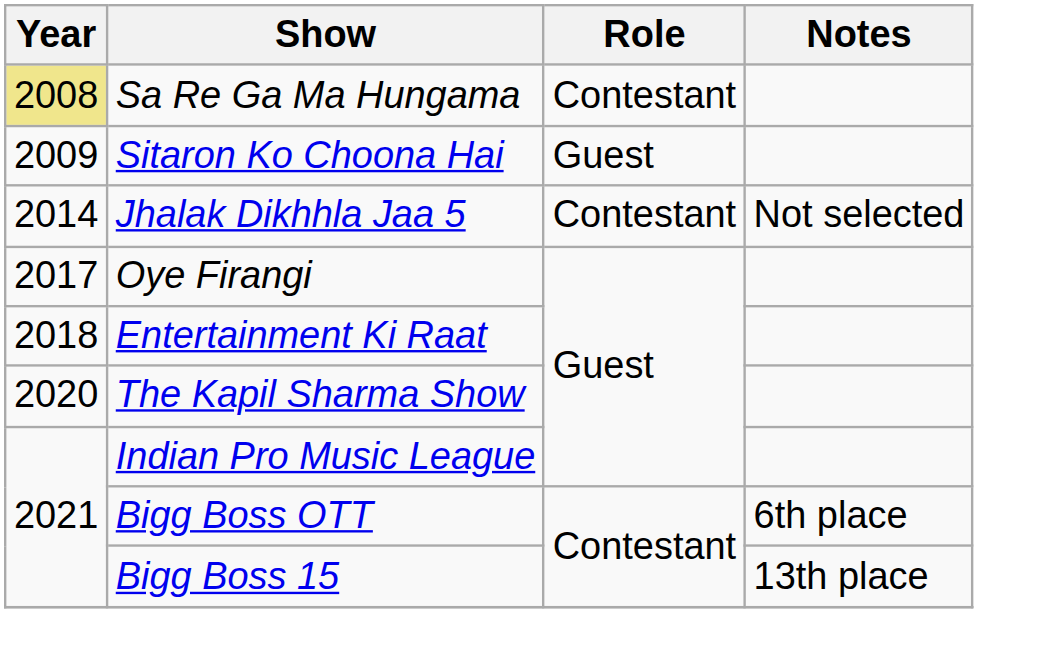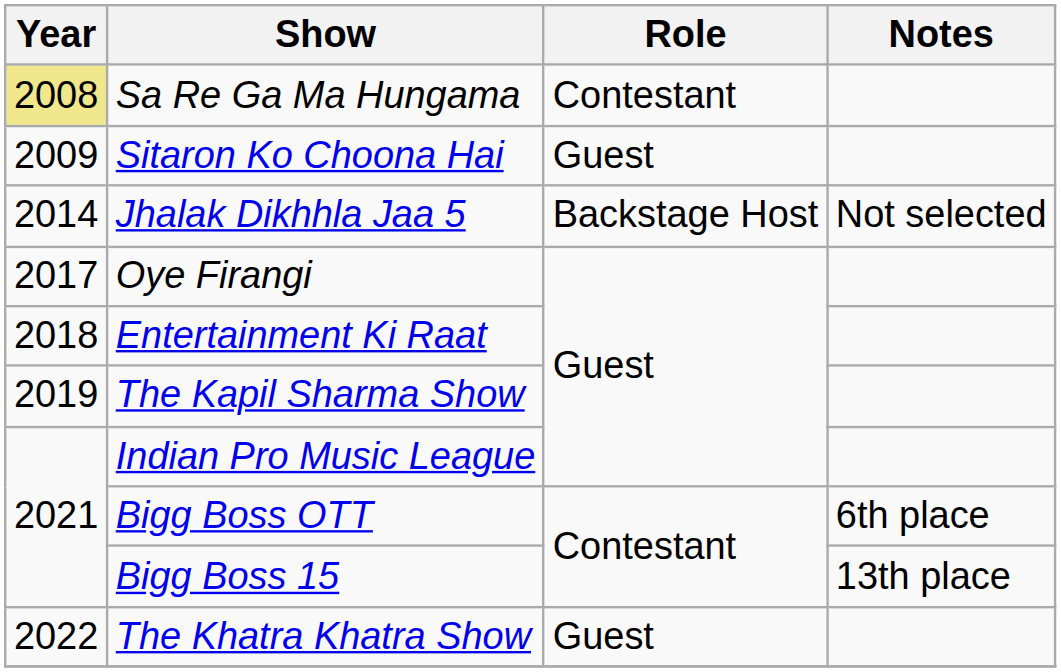(644, 214) Contestant -> (686, 214) Backstage Host
(56, 395) 2020 -> (56, 395) 2019
+ row: (323, 635)
